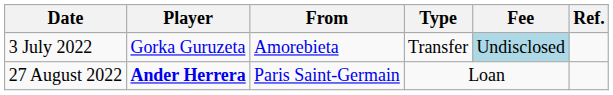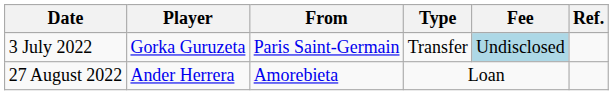(296, 47) Amorebieta -> (327, 47) Paris Saint-Germain
(188, 75) bold -> (182, 75) normal
(327, 75) Paris Saint-Germain -> (296, 75) Amorebieta
